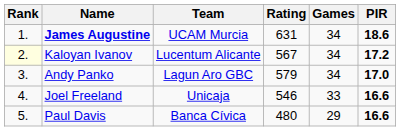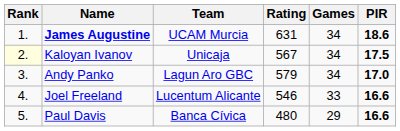(208, 55) Lucentum Alicante -> (208, 55) Unicaja
(377, 55) 17.2 -> (377, 55) 17.5
(208, 95) Unicaja -> (208, 95) Lucentum Alicante
